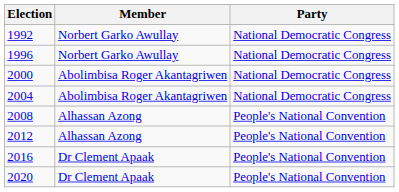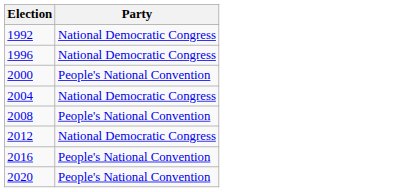- column: (143, 14)
(312, 75) National Democratic Congress -> (134, 75) People's National Convention
(309, 136) People's National Convention -> (137, 136) National Democratic Congress
